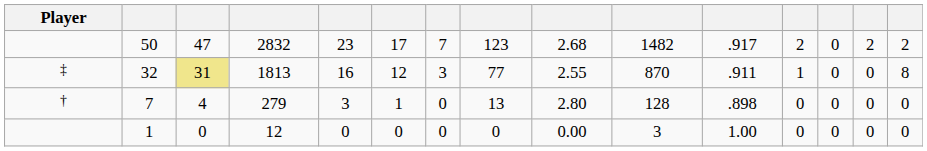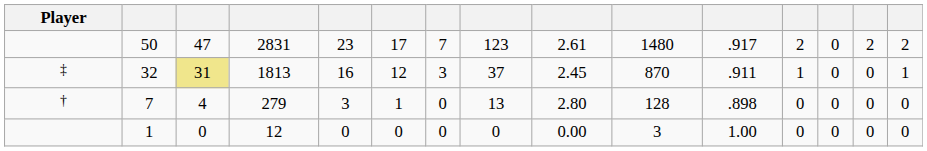(274, 44) 2832 -> (274, 44) 2831
(572, 44) 2.68 -> (572, 44) 2.61
(657, 44) 1482 -> (657, 44) 1480
(496, 72) 77 -> (496, 72) 37
(572, 72) 2.55 -> (572, 72) 2.45
(905, 72) 8 -> (905, 72) 1
